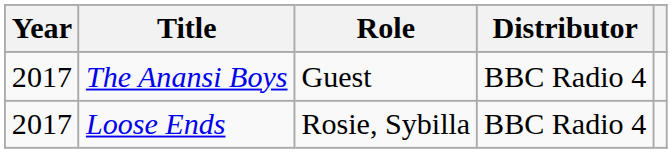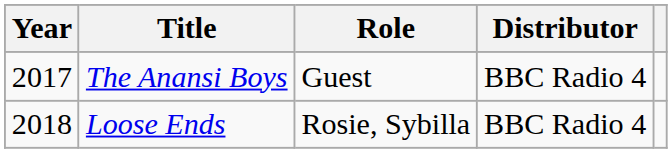(42, 123) 2017 -> (42, 123) 2018
